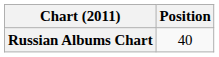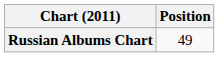(185, 39) 40 -> (185, 39) 49
